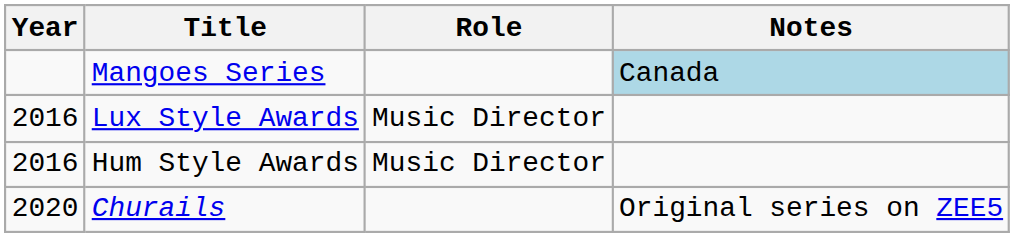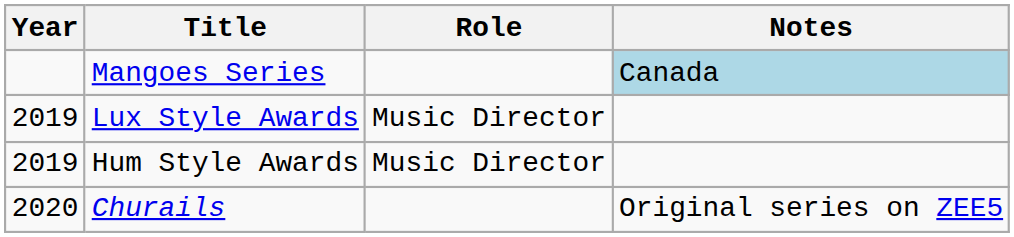(45, 118) 2016 -> (45, 118) 2019
(45, 164) 2016 -> (45, 164) 2019
